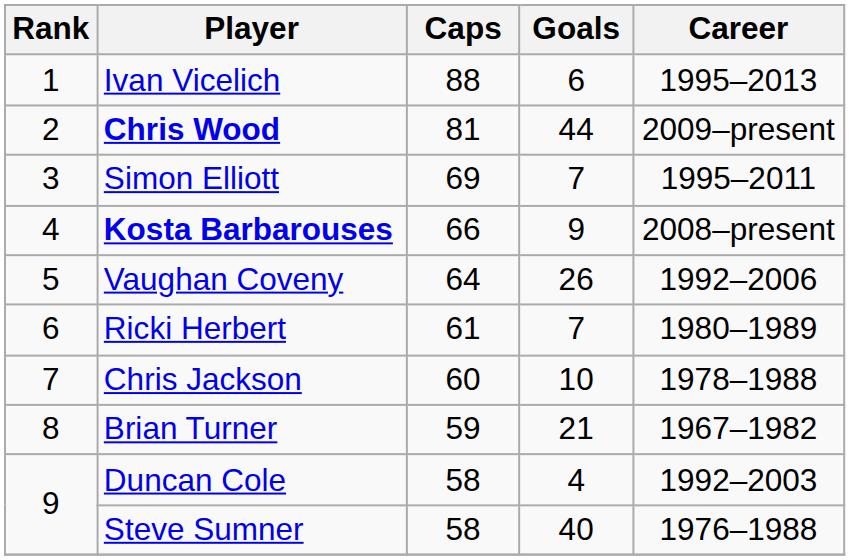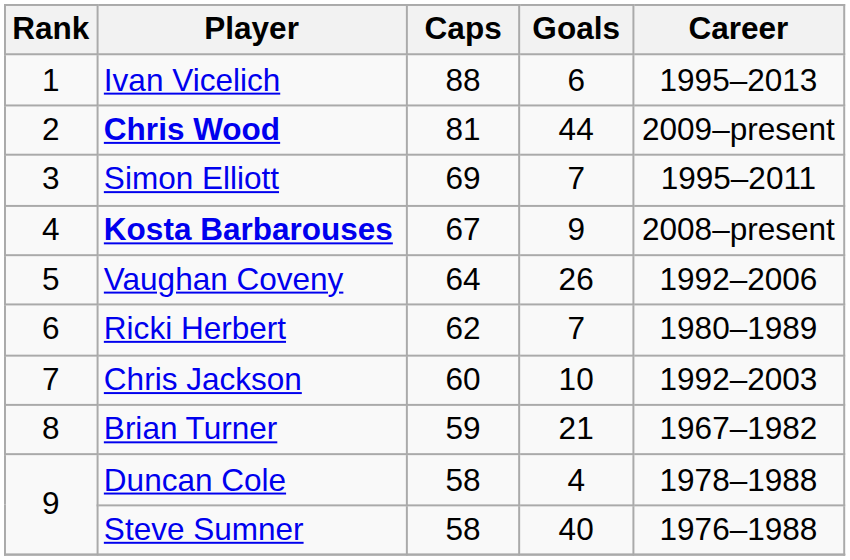(463, 229) 66 -> (463, 229) 67
(463, 329) 61 -> (463, 329) 62
(738, 379) 1978–1988 -> (738, 379) 1992–2003
(738, 479) 1992–2003 -> (738, 479) 1978–1988
